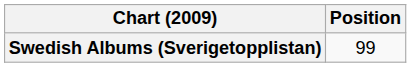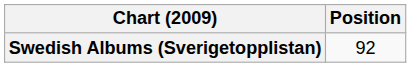(365, 47) 99 -> (365, 47) 92
